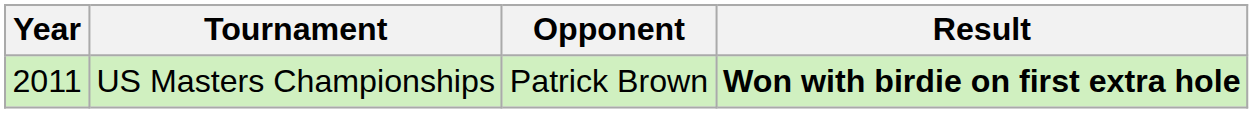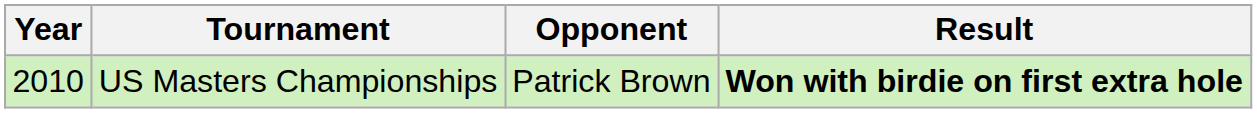(47, 81) 2011 -> (48, 81) 2010
